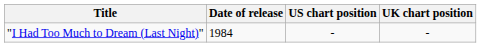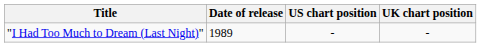(221, 32) 1984 -> (221, 32) 1989
